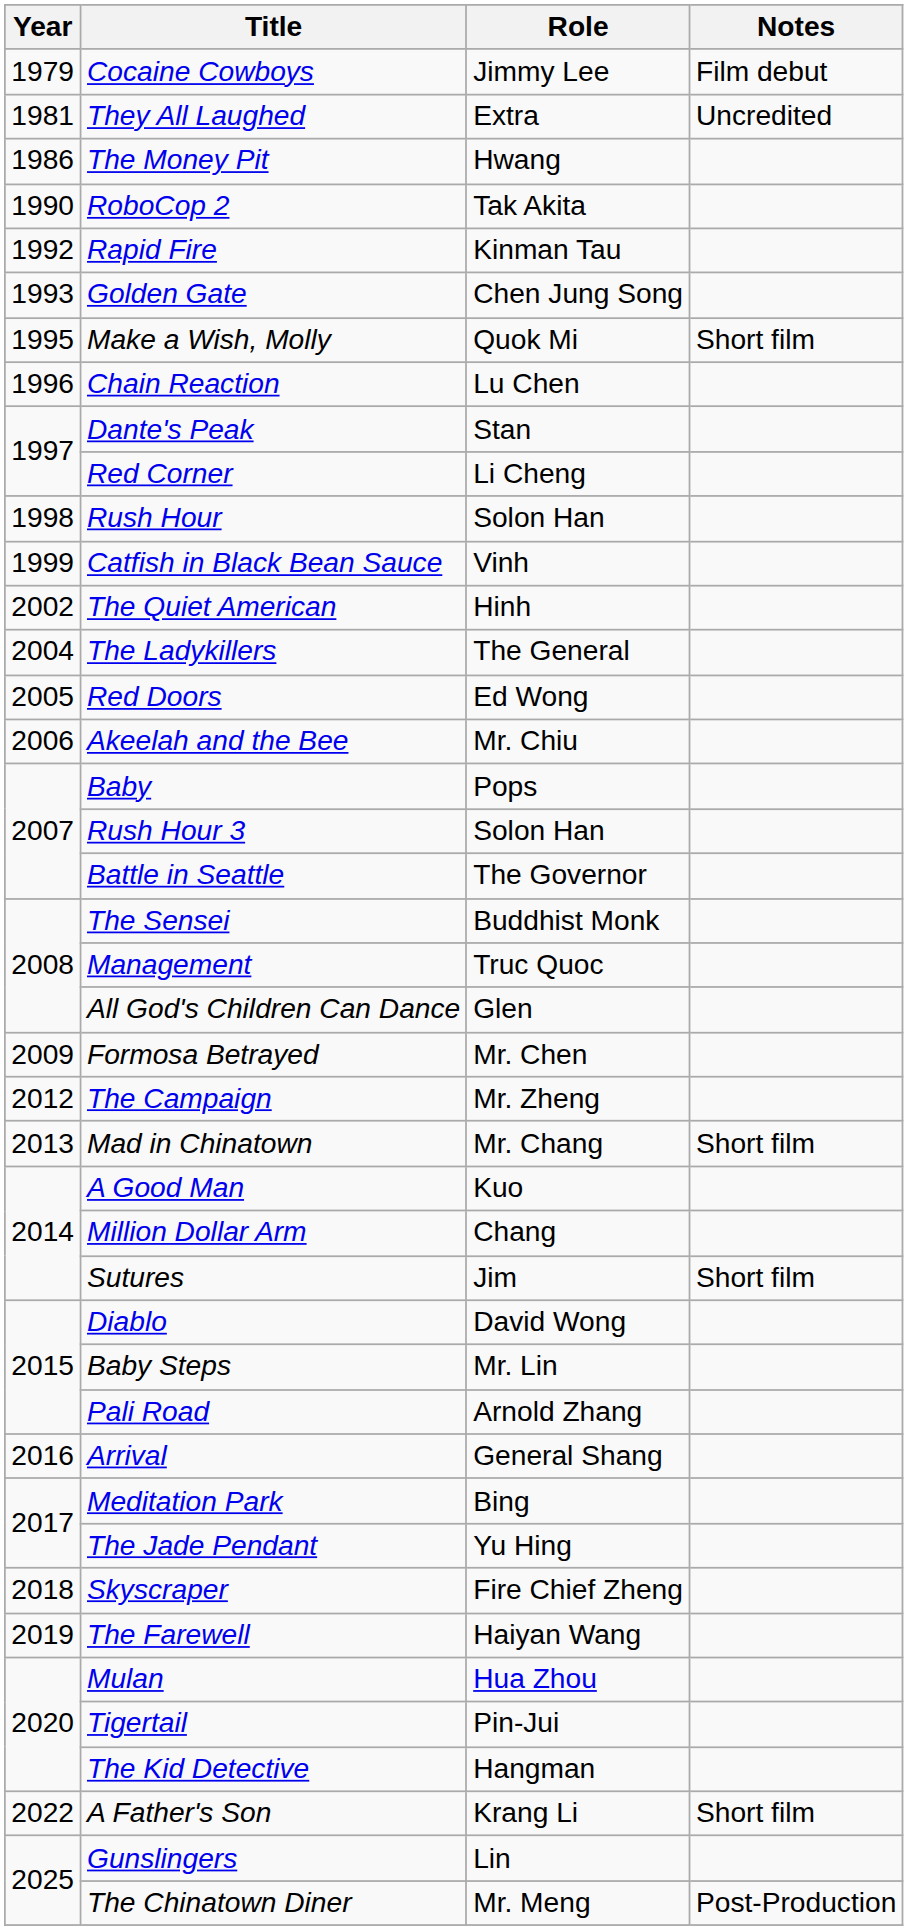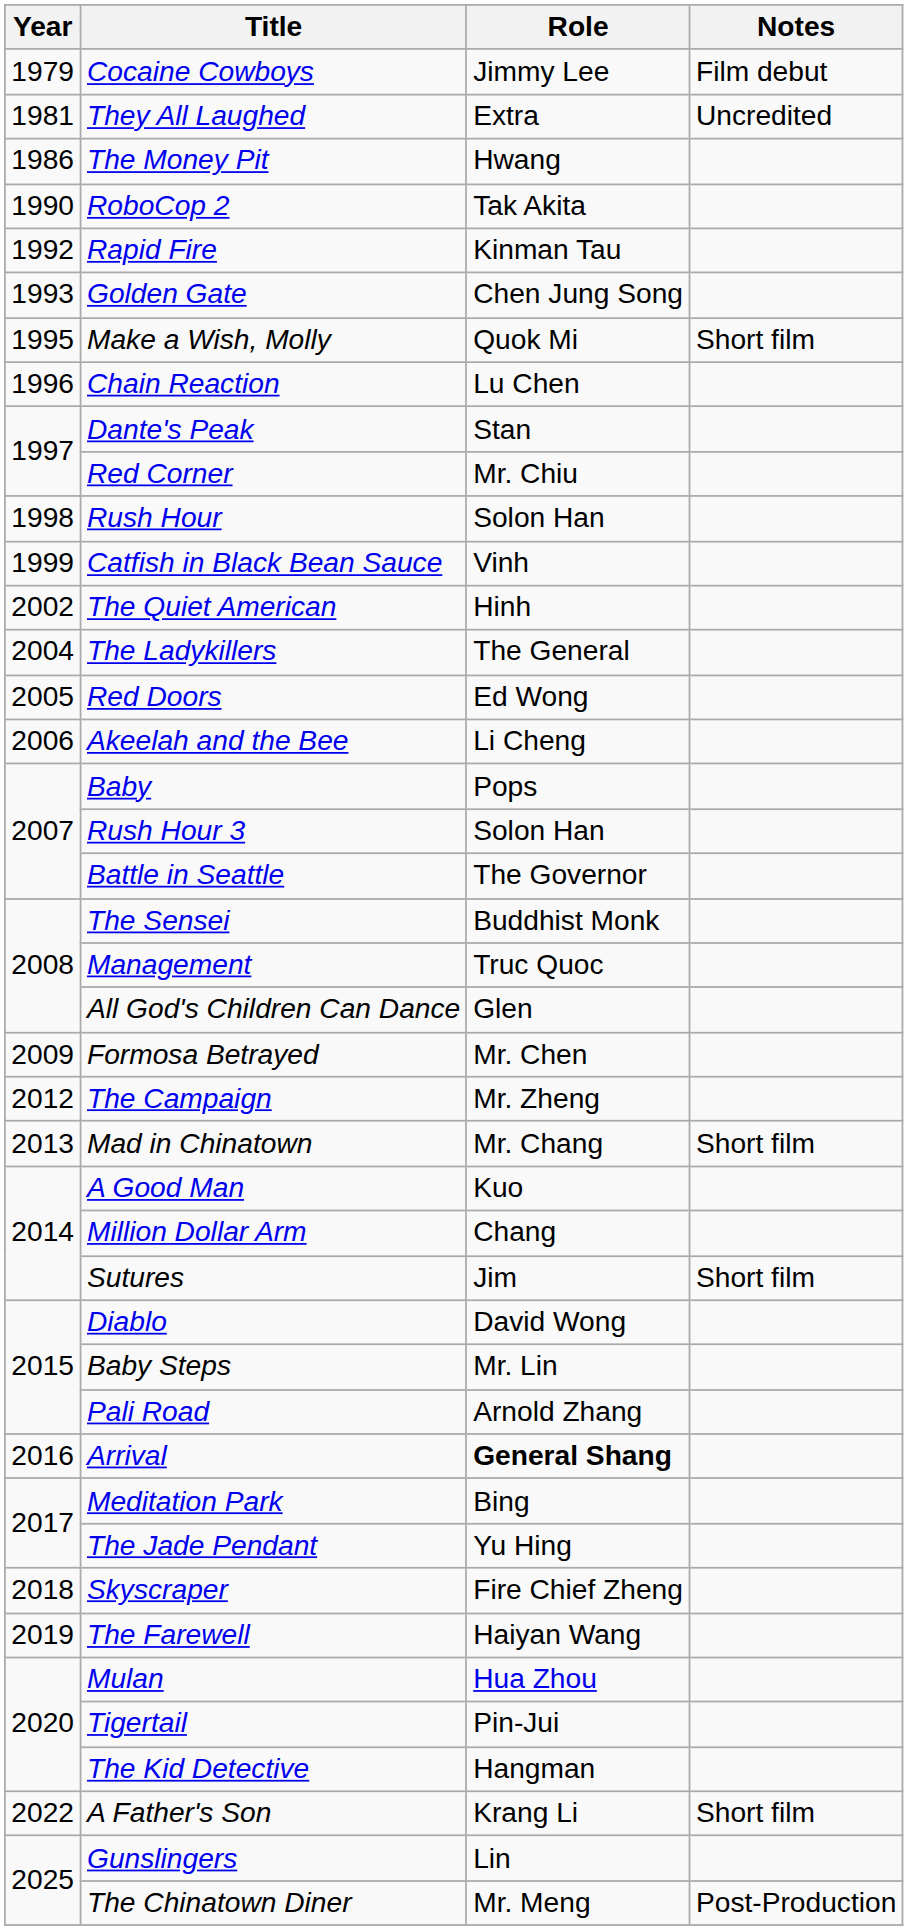(530, 473) Li Cheng -> (526, 473) Mr. Chiu
(526, 741) Mr. Chiu -> (530, 741) Li Cheng
(568, 1455) normal -> (573, 1455) bold
